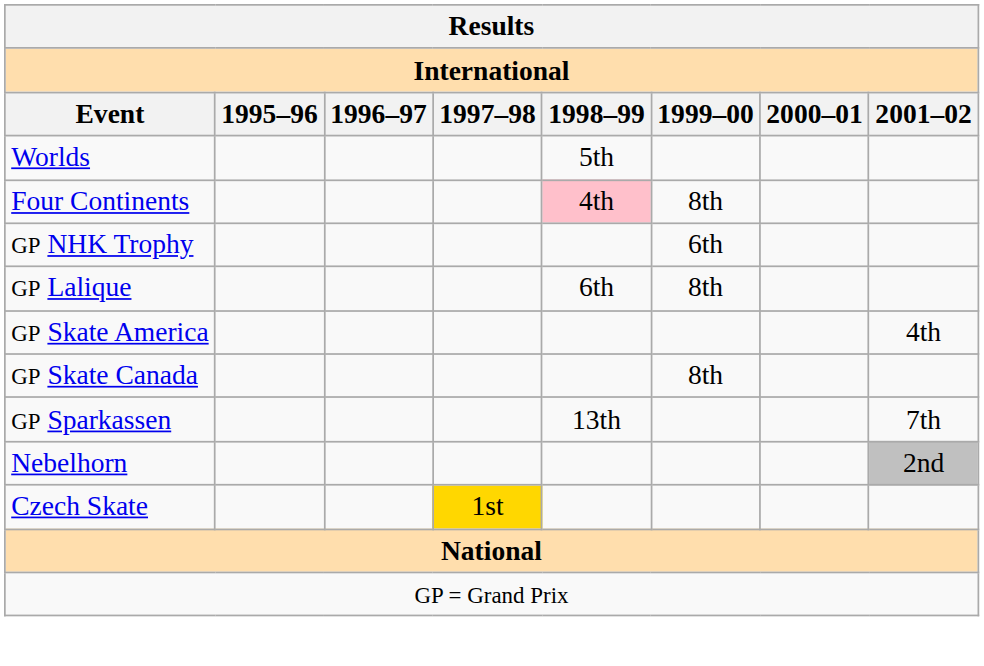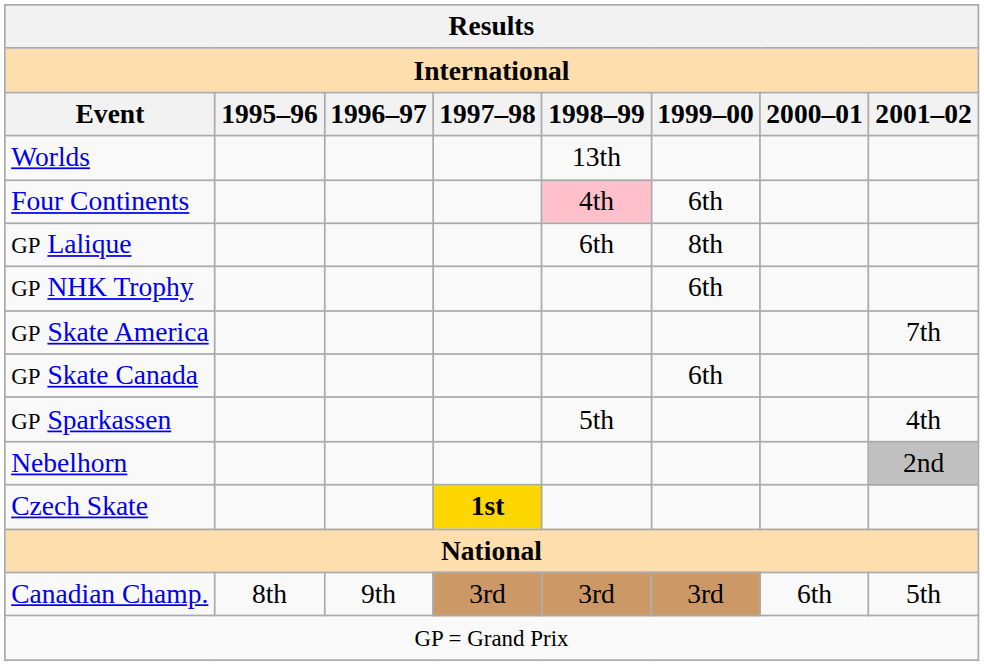(596, 157) 5th -> (596, 157) 13th
(706, 200) 8th -> (706, 200) 6th
rows swapped: (71, 288) <-> (102, 244)
(924, 331) 4th -> (924, 331) 7th
(706, 375) 8th -> (706, 375) 6th
(596, 419) 13th -> (596, 419) 5th
(924, 419) 7th -> (924, 419) 4th
(487, 506) normal -> (488, 506) bold
+ row: (110, 593)
